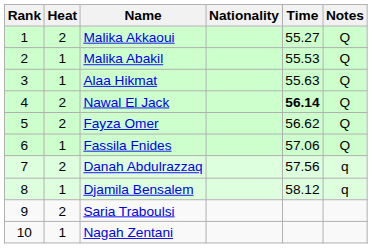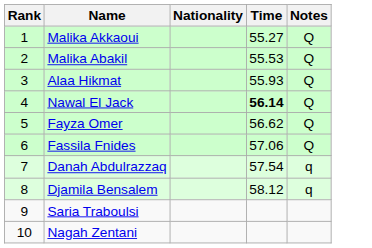- column: (62, 15)
(302, 80) 55.63 -> (266, 80) 55.93
(302, 167) 57.56 -> (266, 167) 57.54
